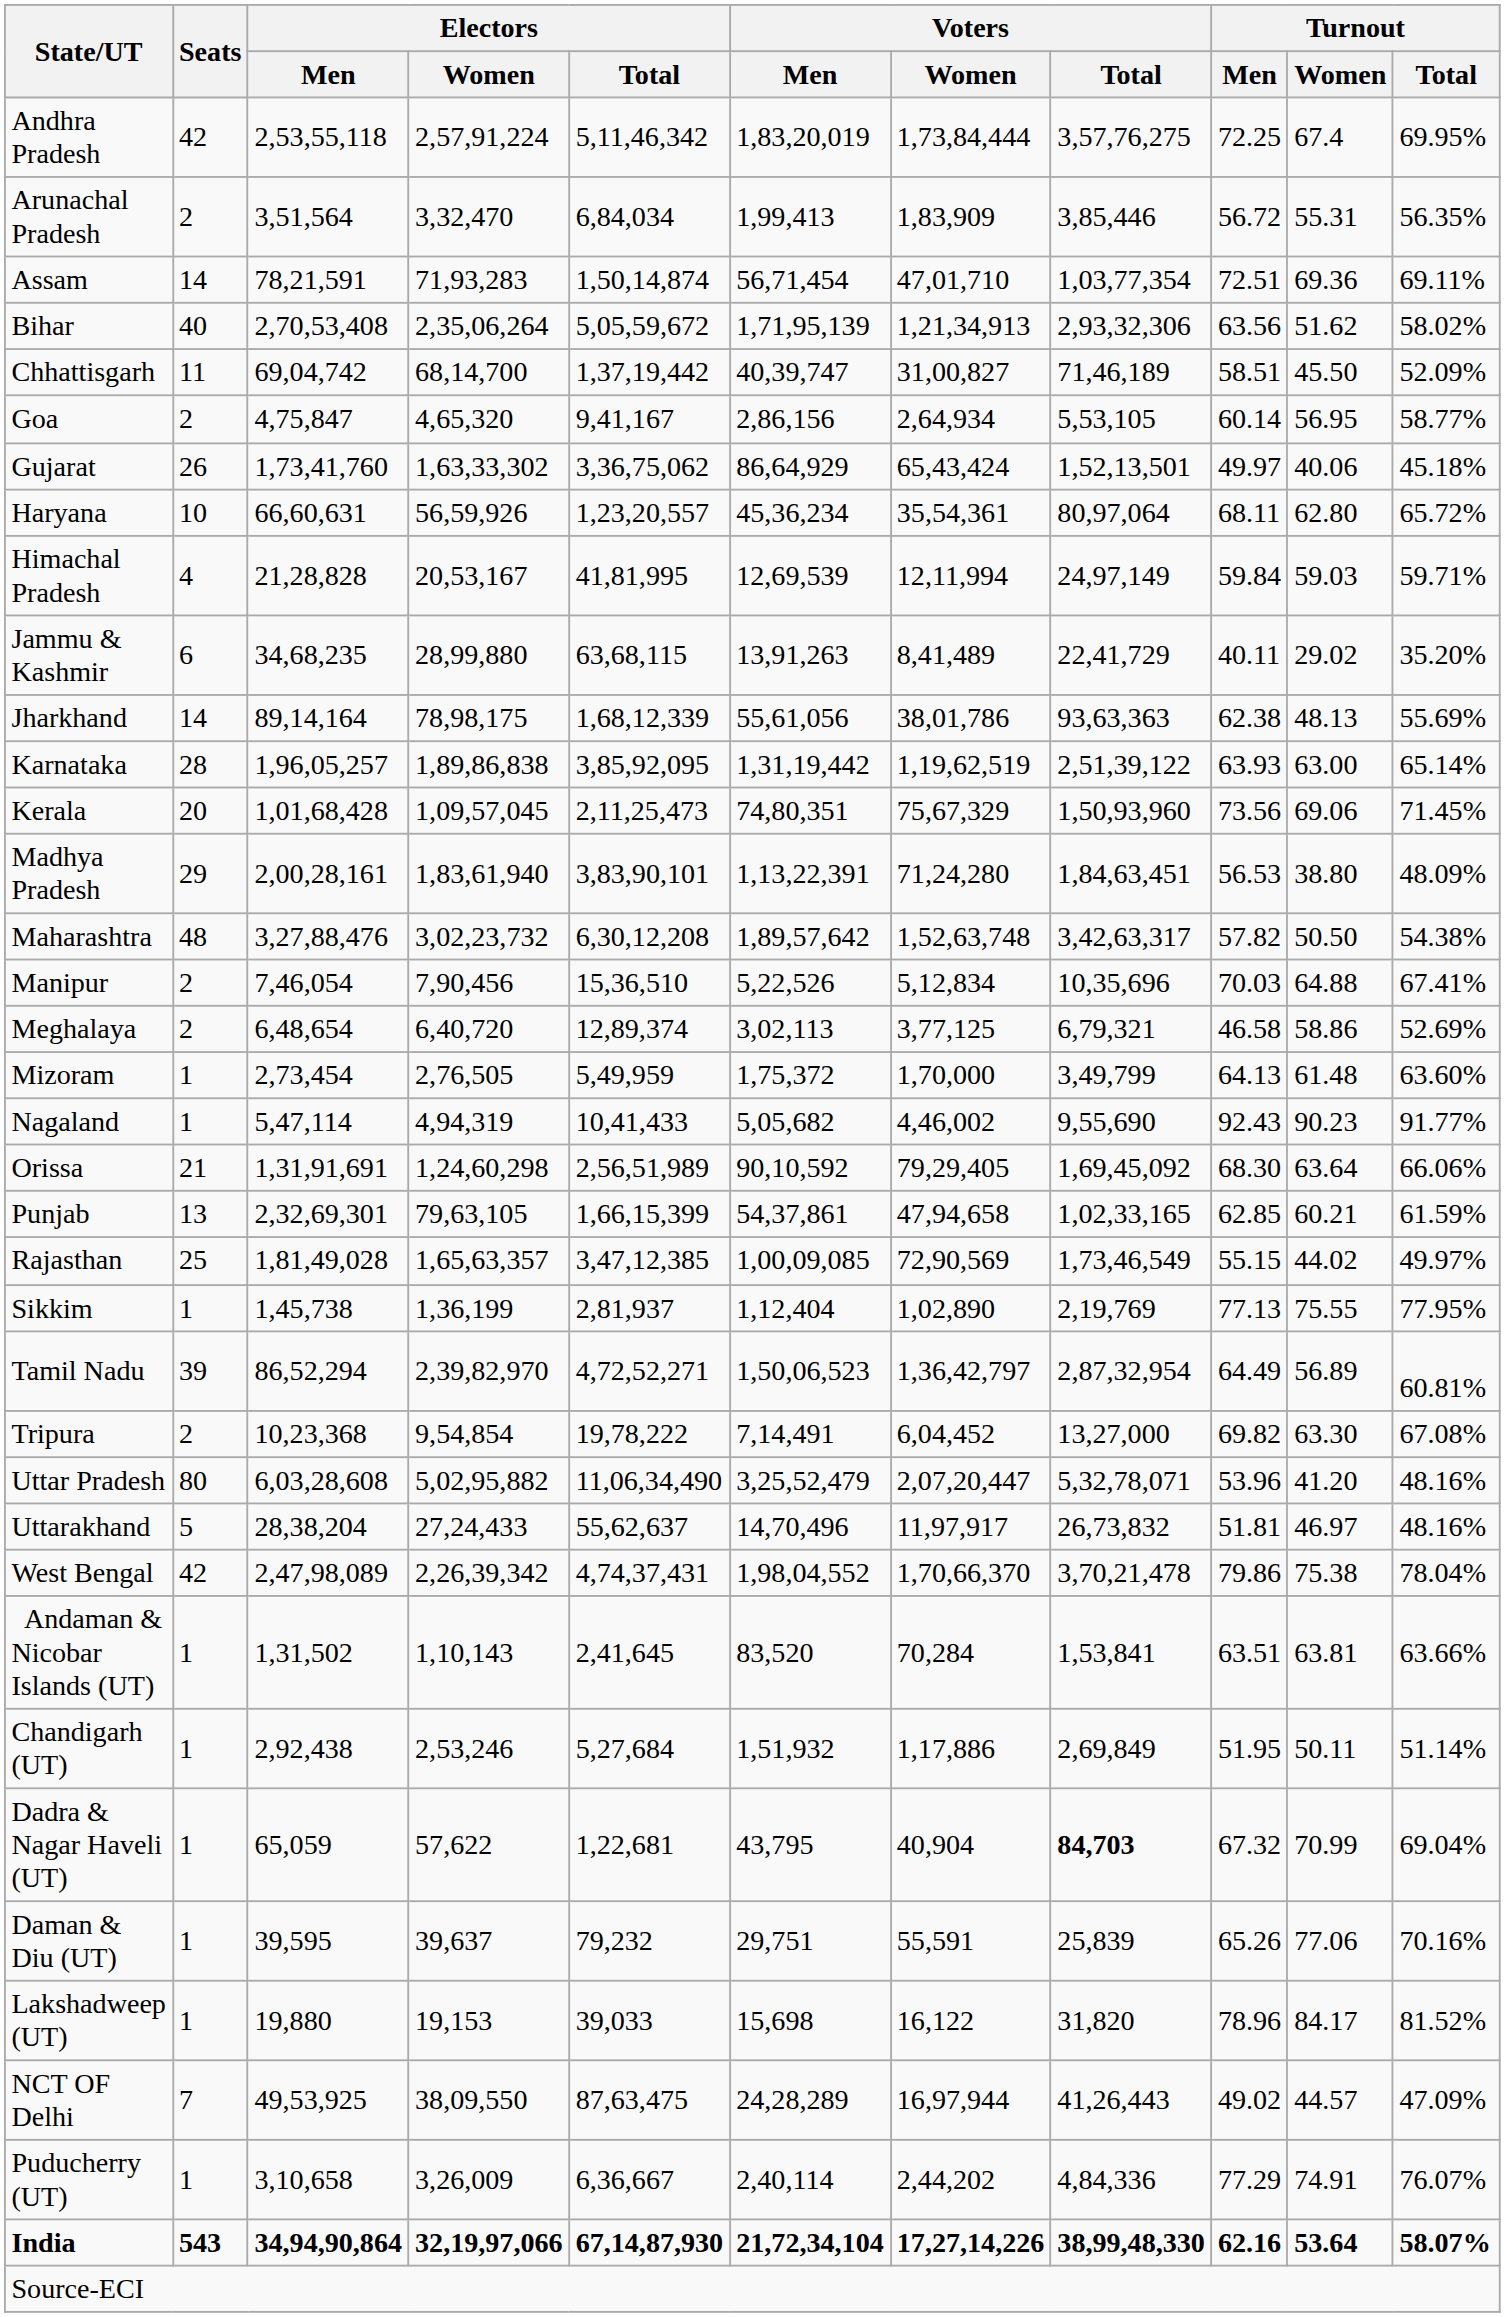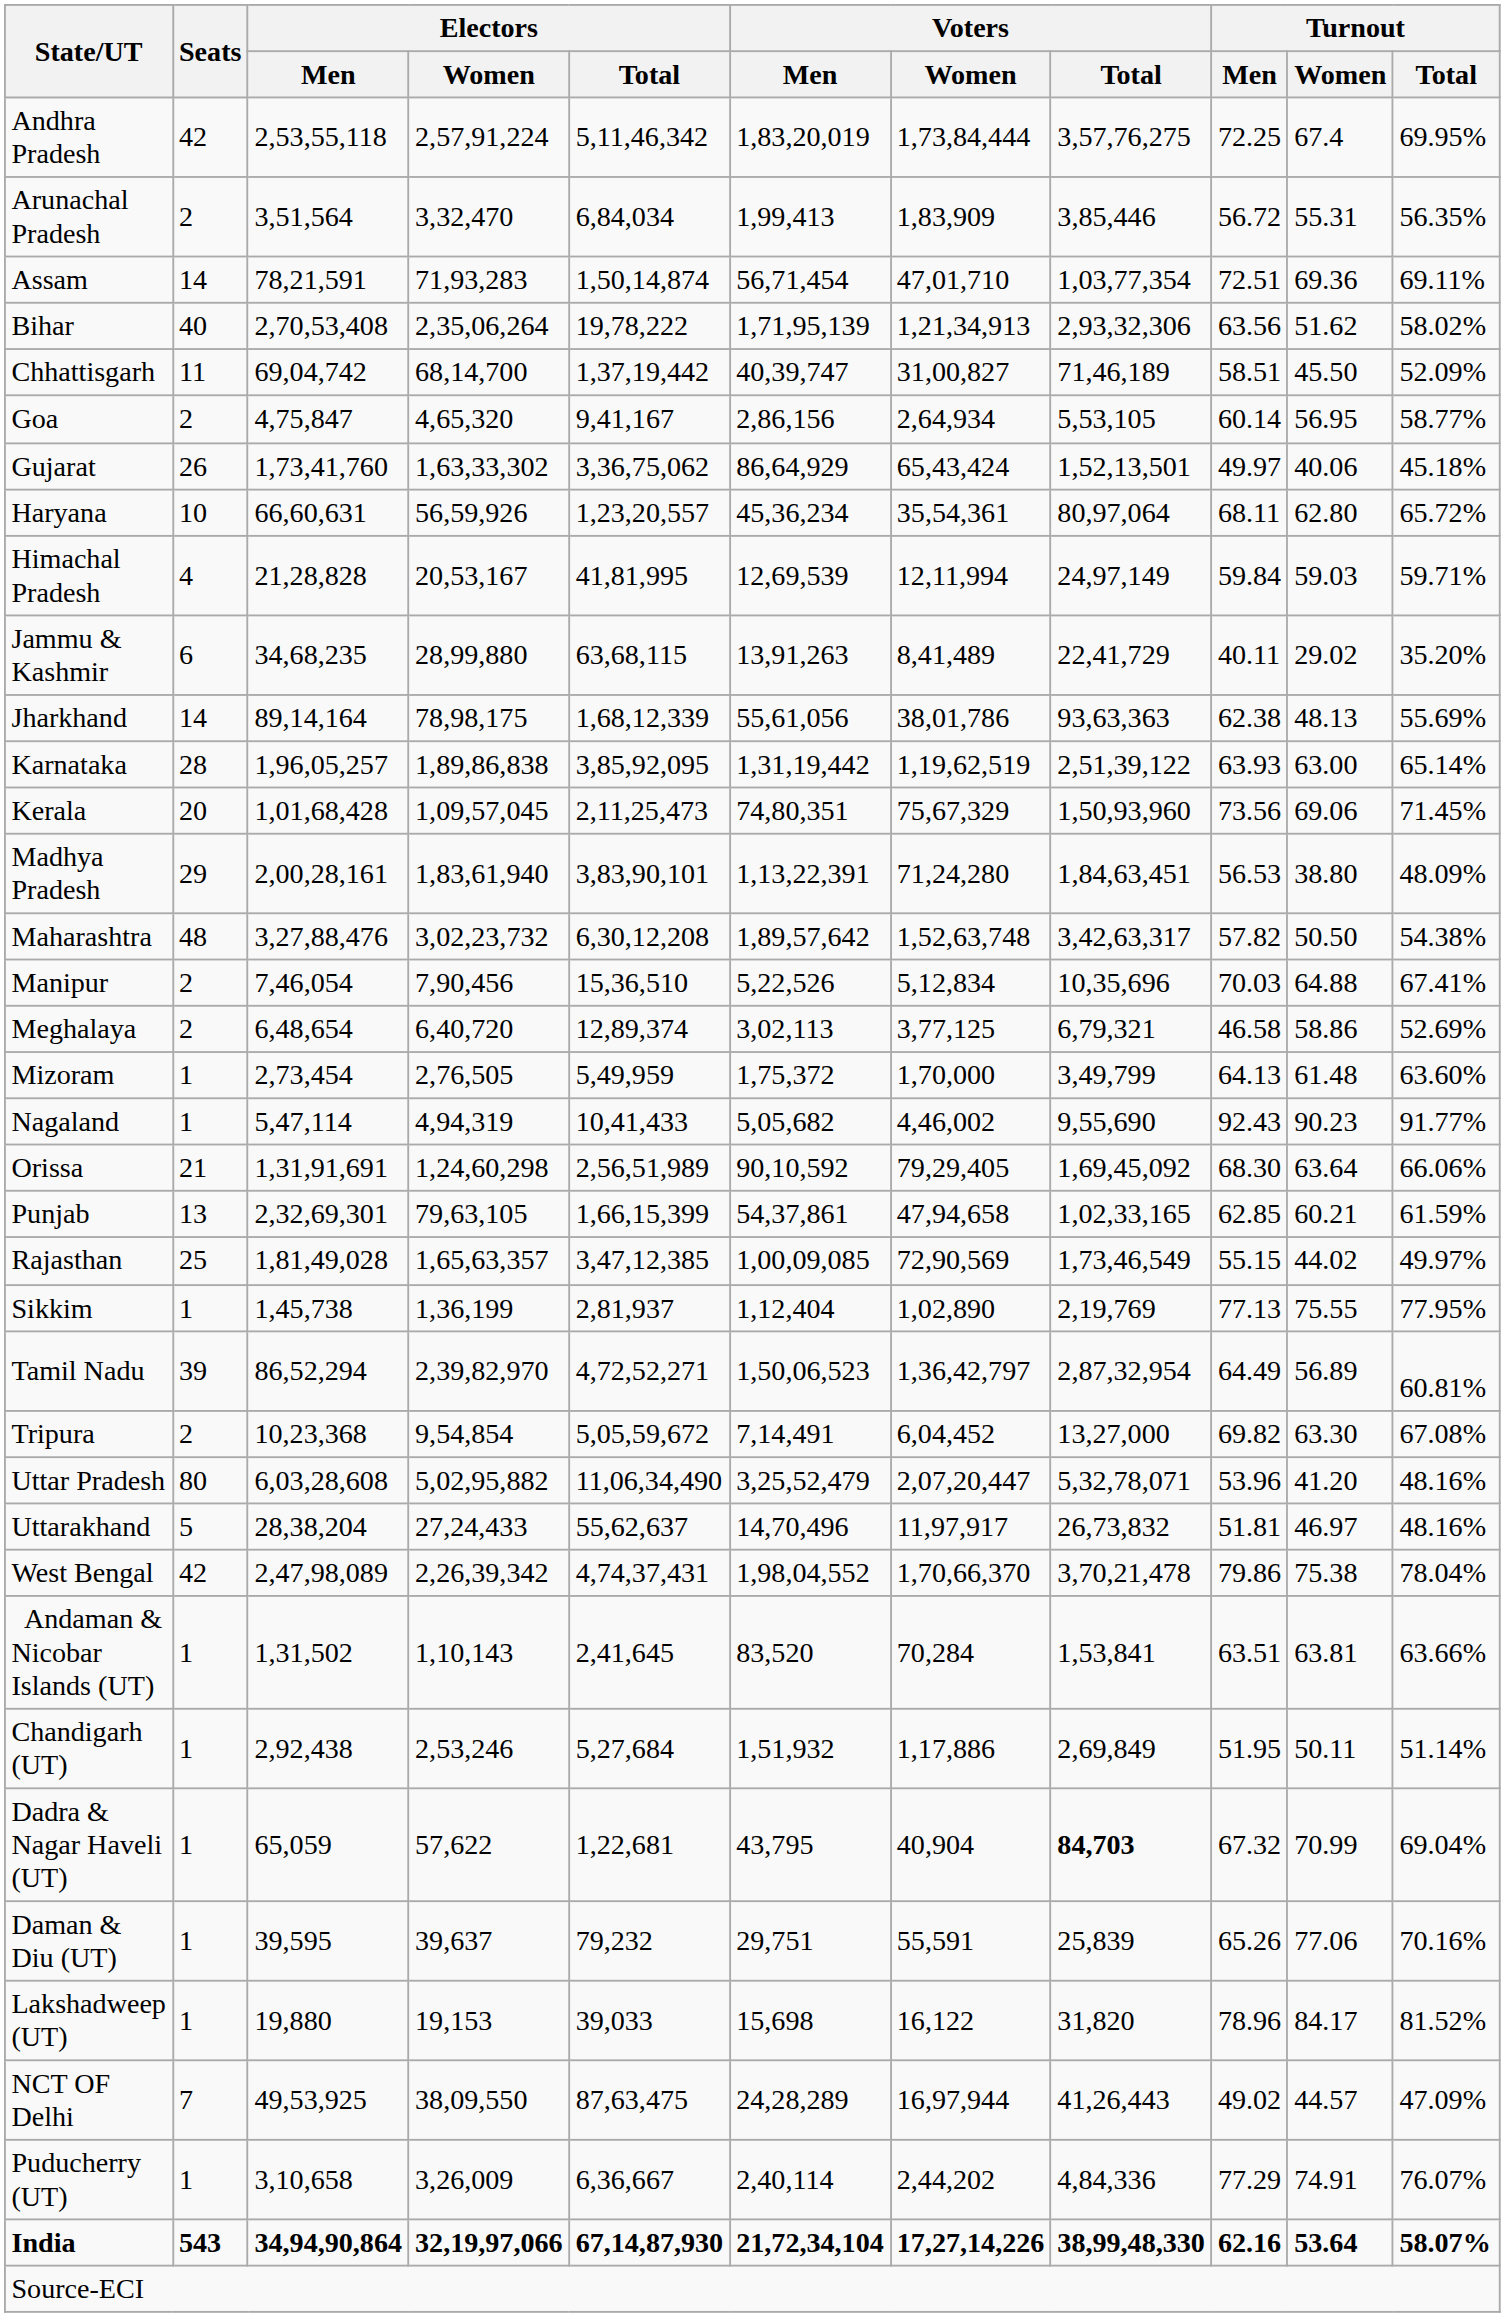(642, 326) 5,05,59,672 -> (632, 326) 19,78,222
(632, 1433) 19,78,222 -> (642, 1433) 5,05,59,672
